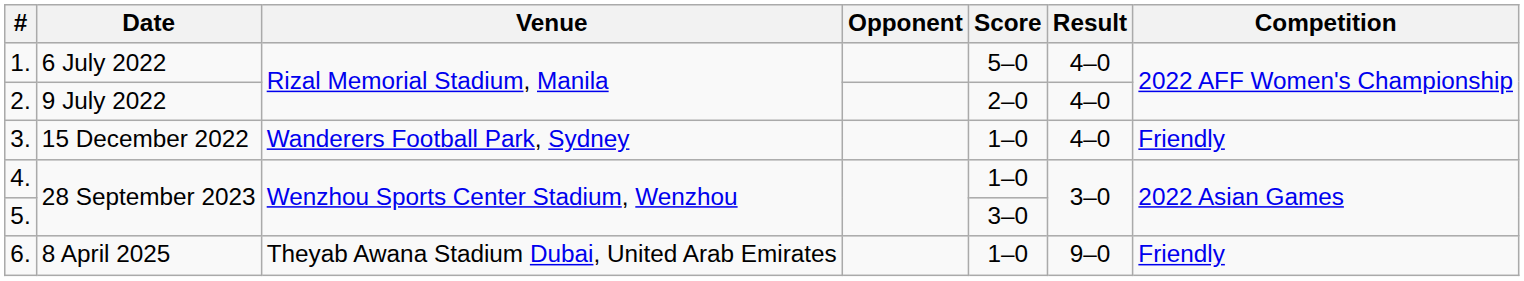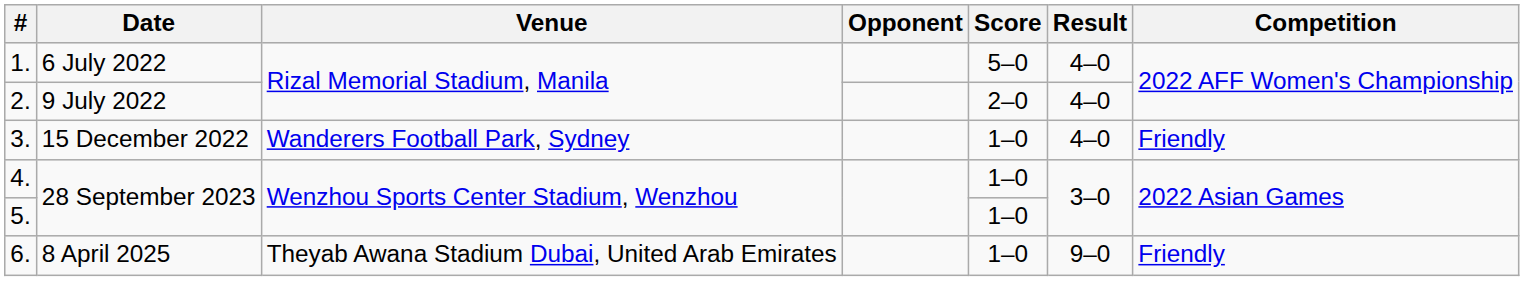(1008, 216) 3–0 -> (1008, 216) 1–0
